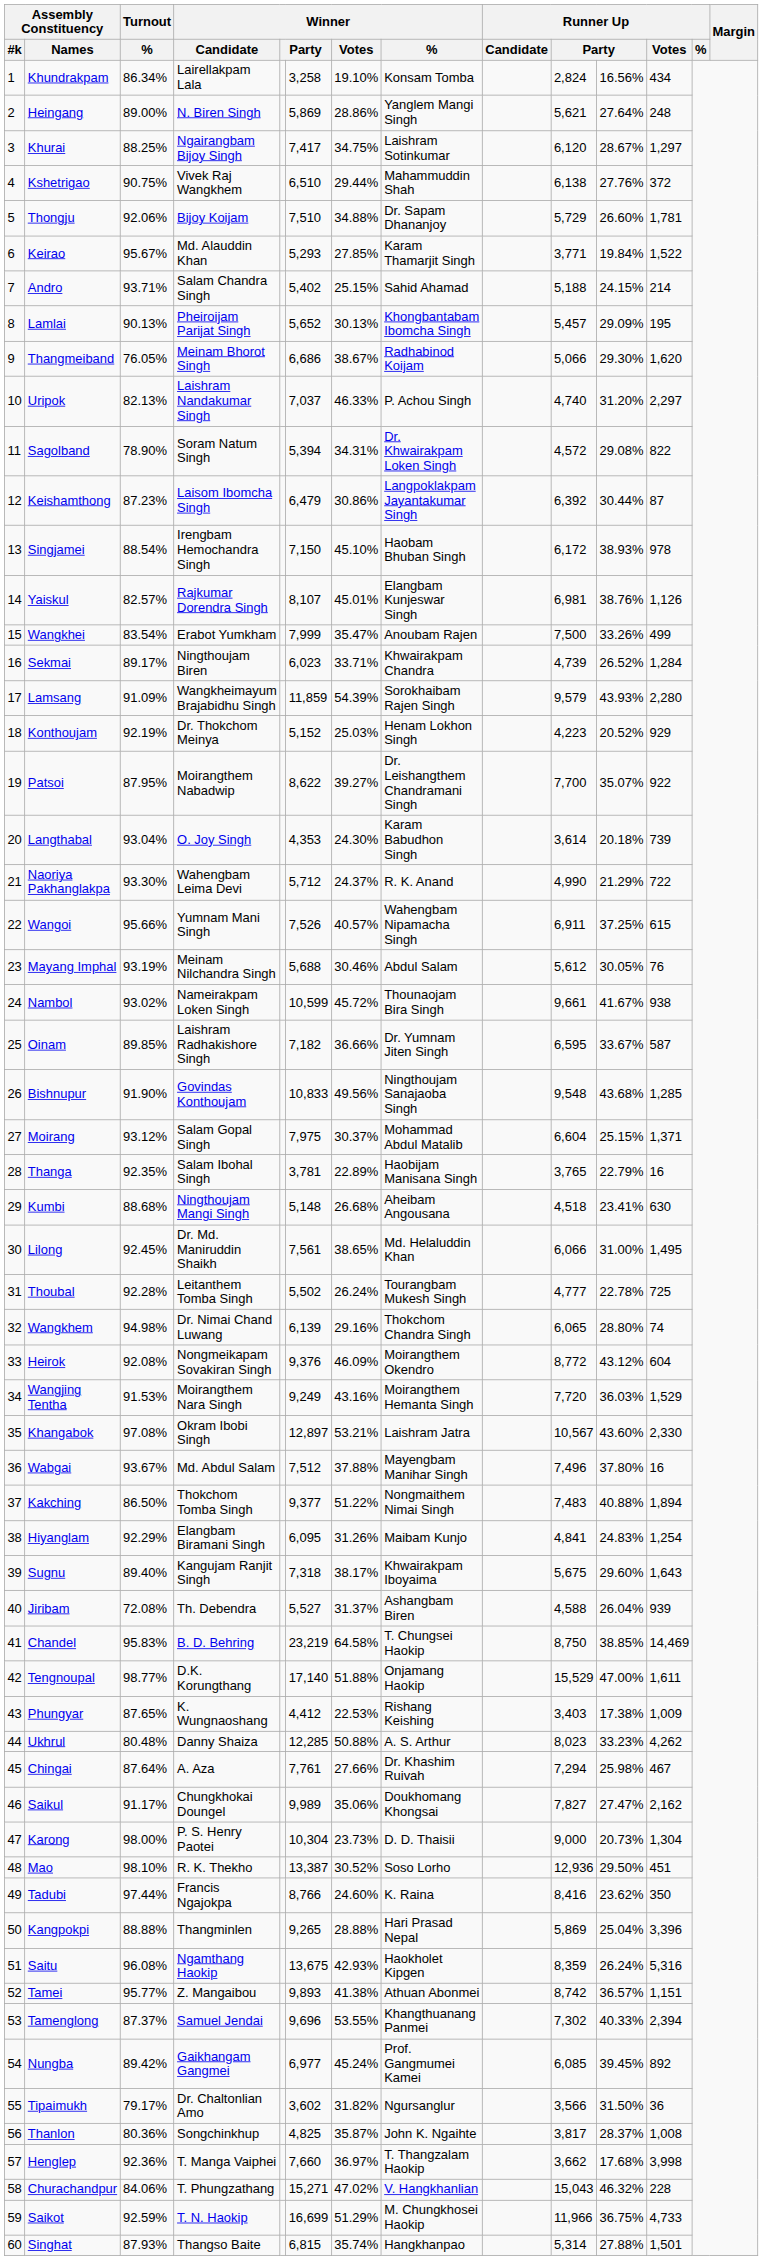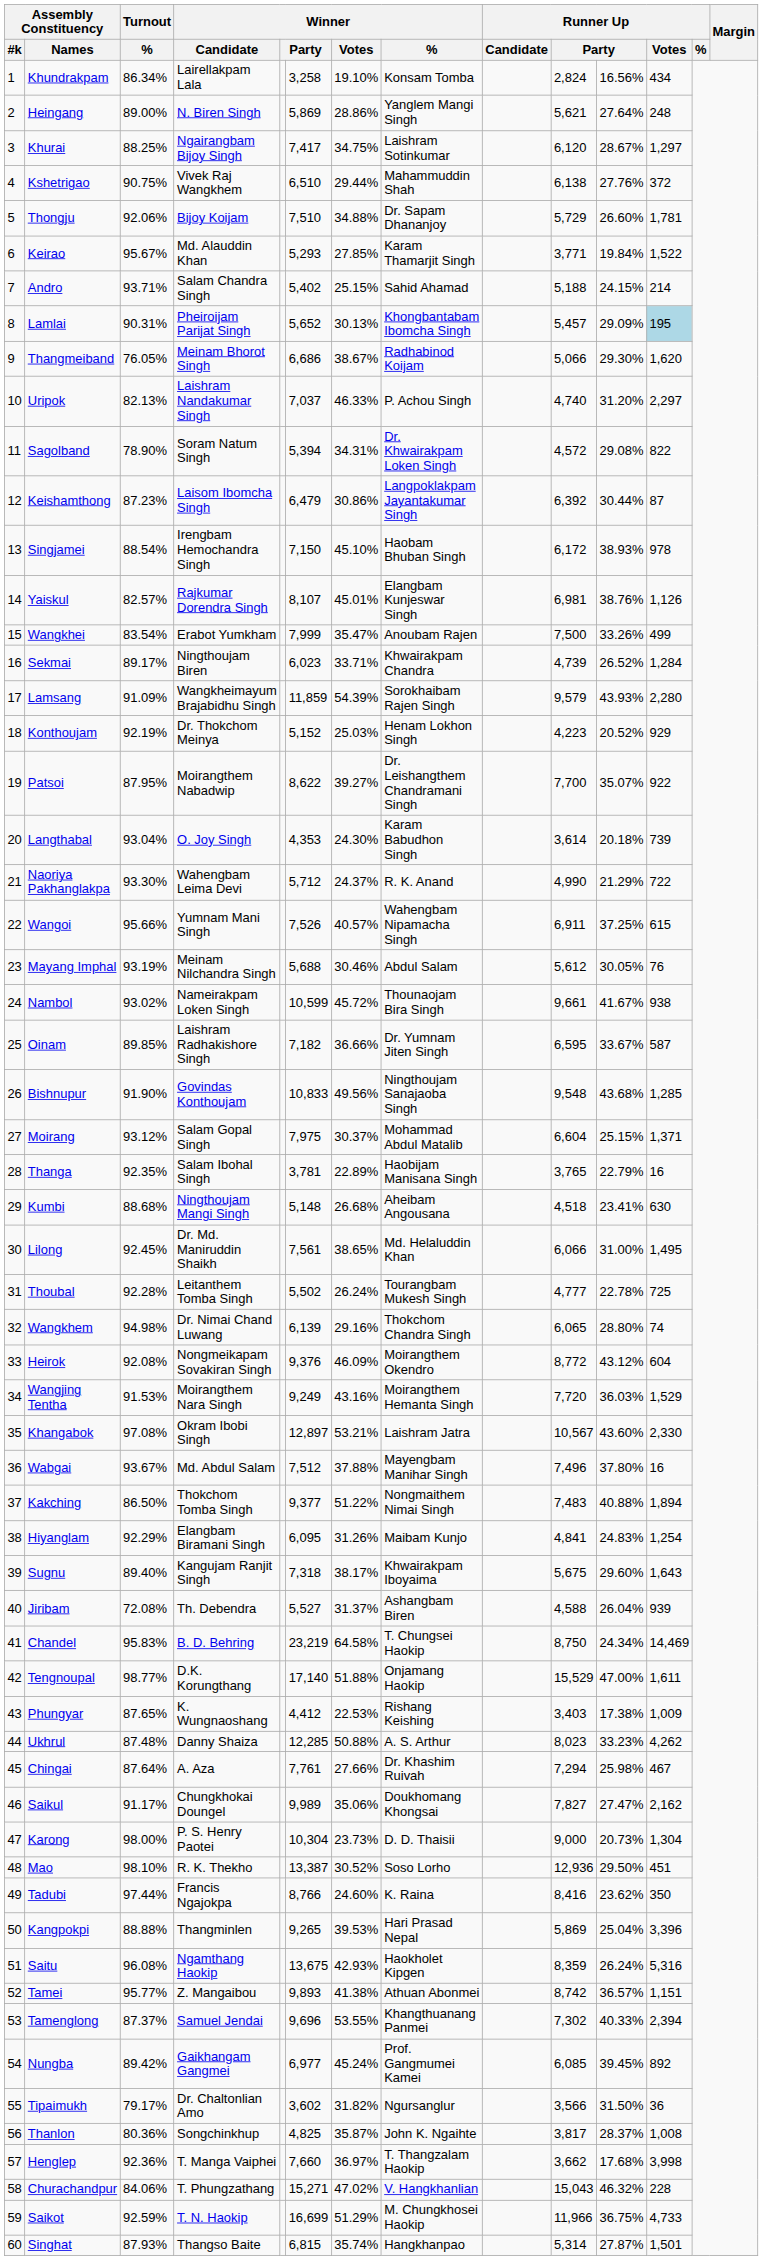(145, 323) 90.13% -> (145, 323) 90.31%
(660, 323) no background -> (660, 323) lightblue background
(621, 1643) 38.85% -> (621, 1643) 24.34%
(145, 1741) 80.48% -> (145, 1741) 87.48%
(356, 1930) 28.88% -> (356, 1930) 39.53%
(621, 2245) 27.88% -> (621, 2245) 27.87%
